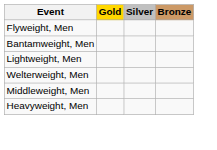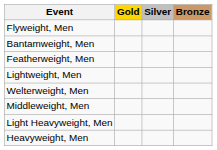+ row: (50, 59)
+ row: (60, 122)
